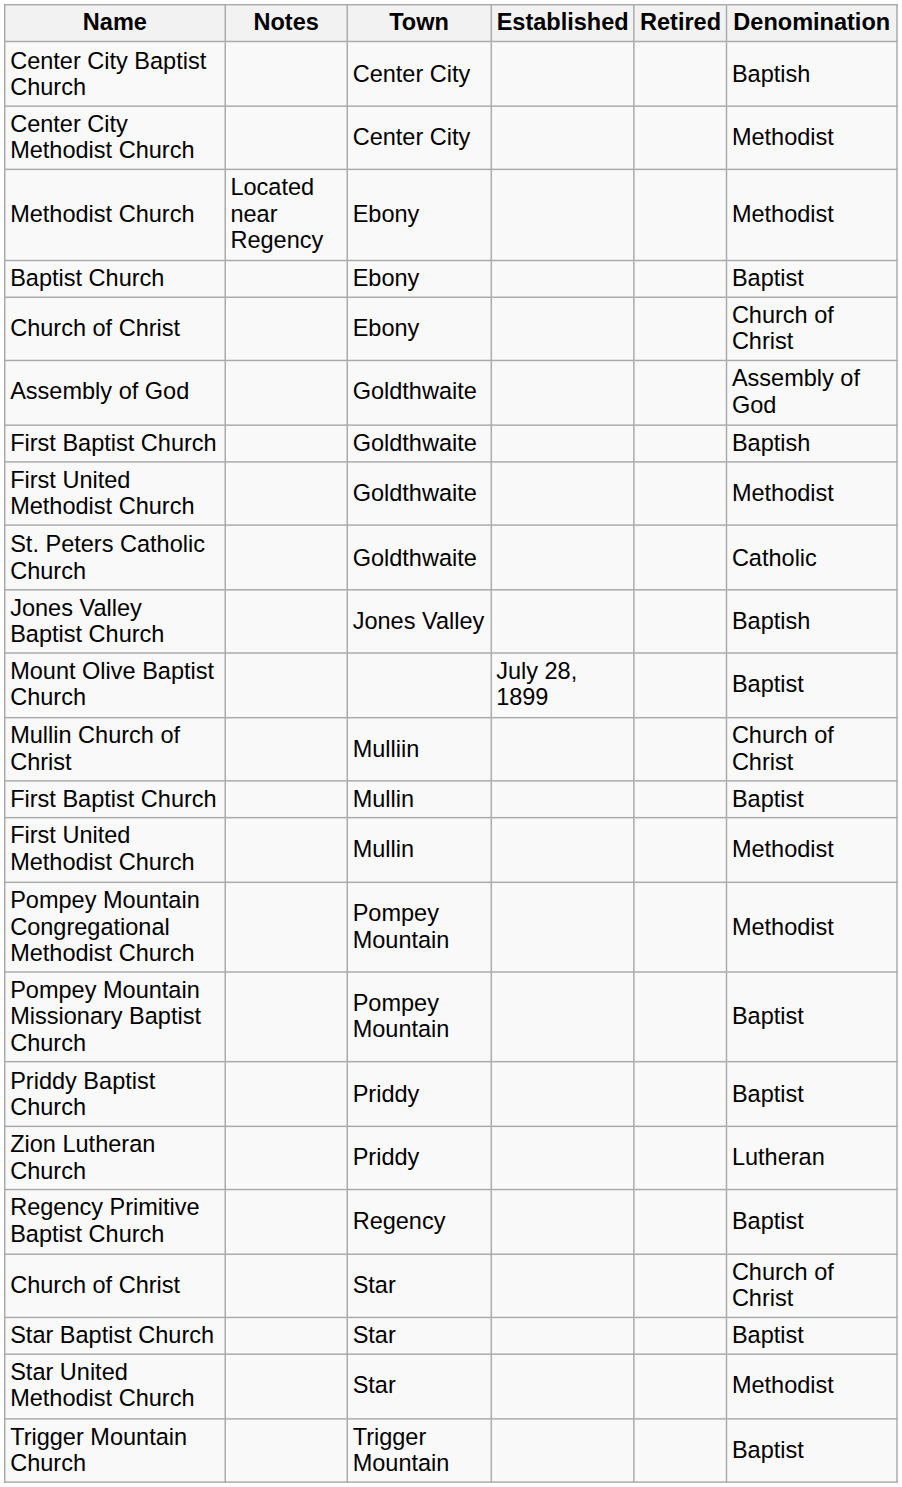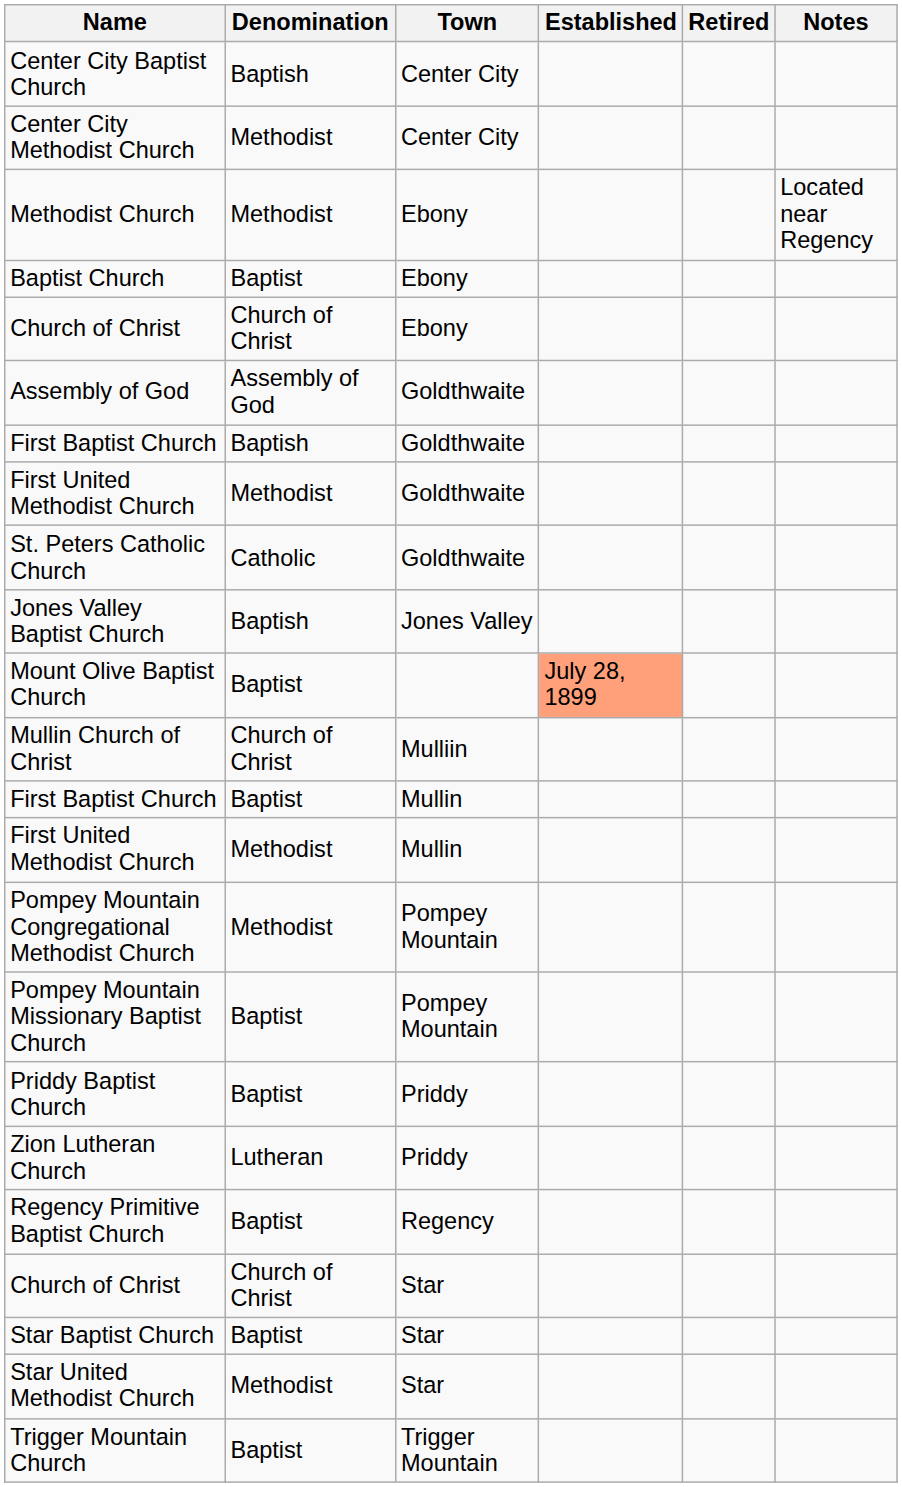columns swapped: (812, 23) <-> (286, 23)
(537, 684) no background -> (585, 684) lightsalmon background
